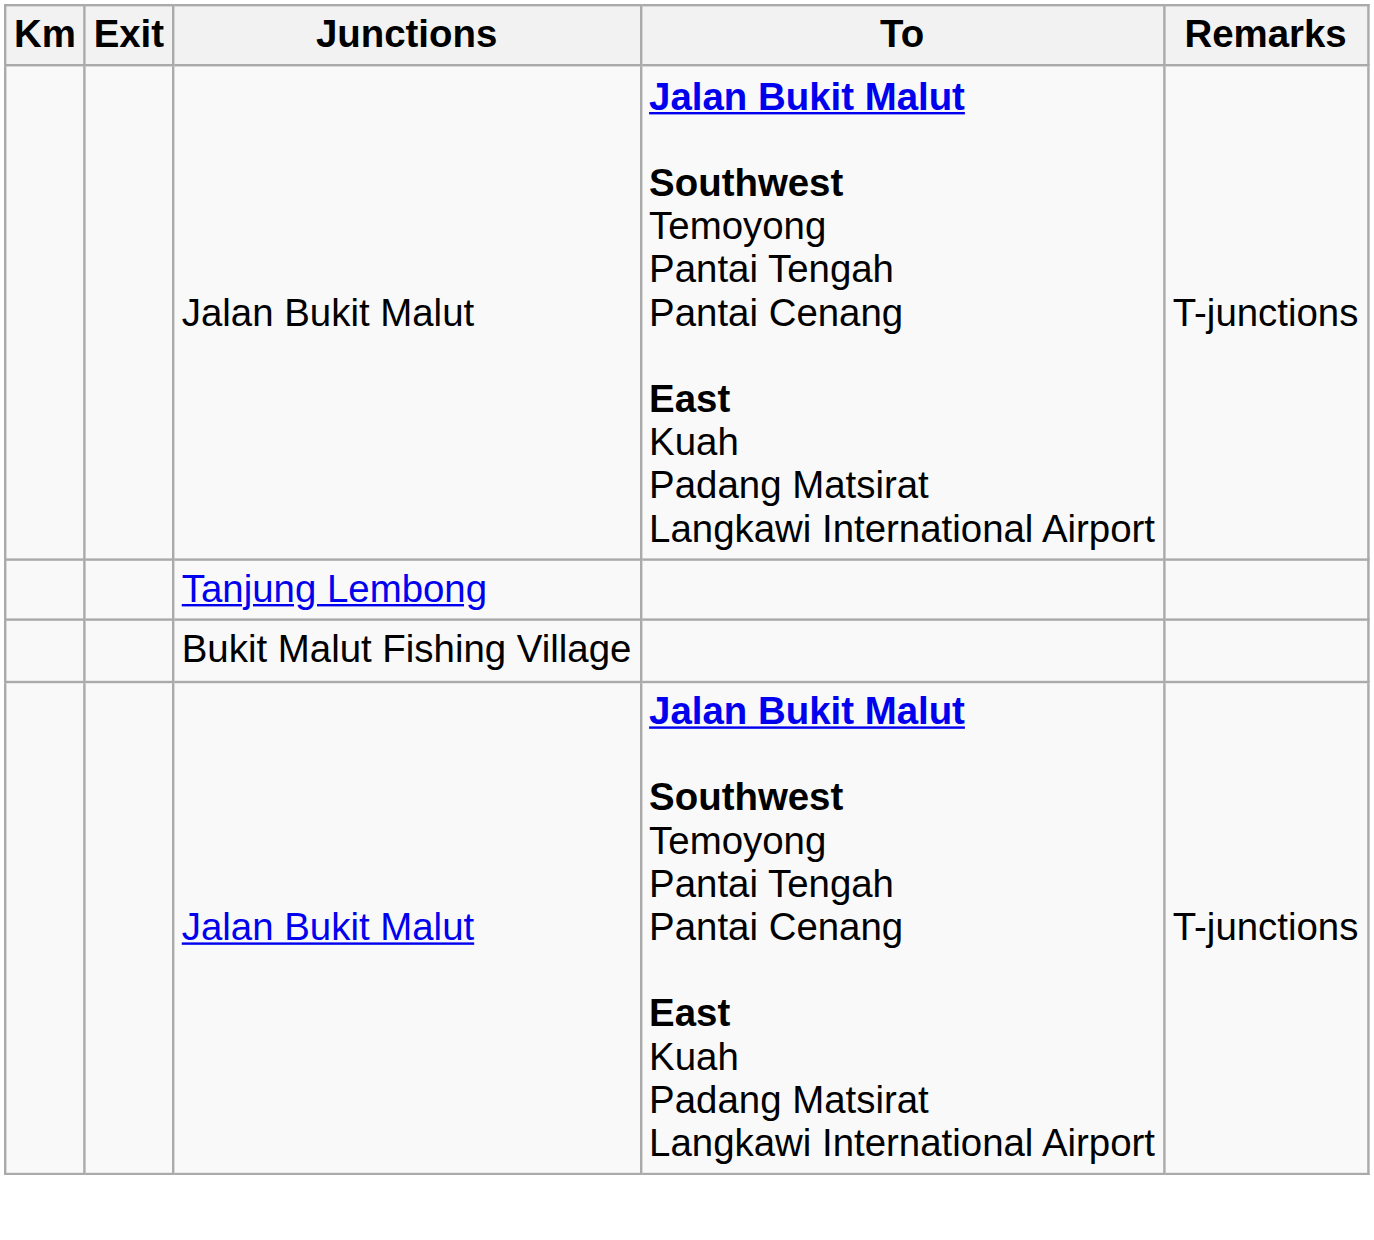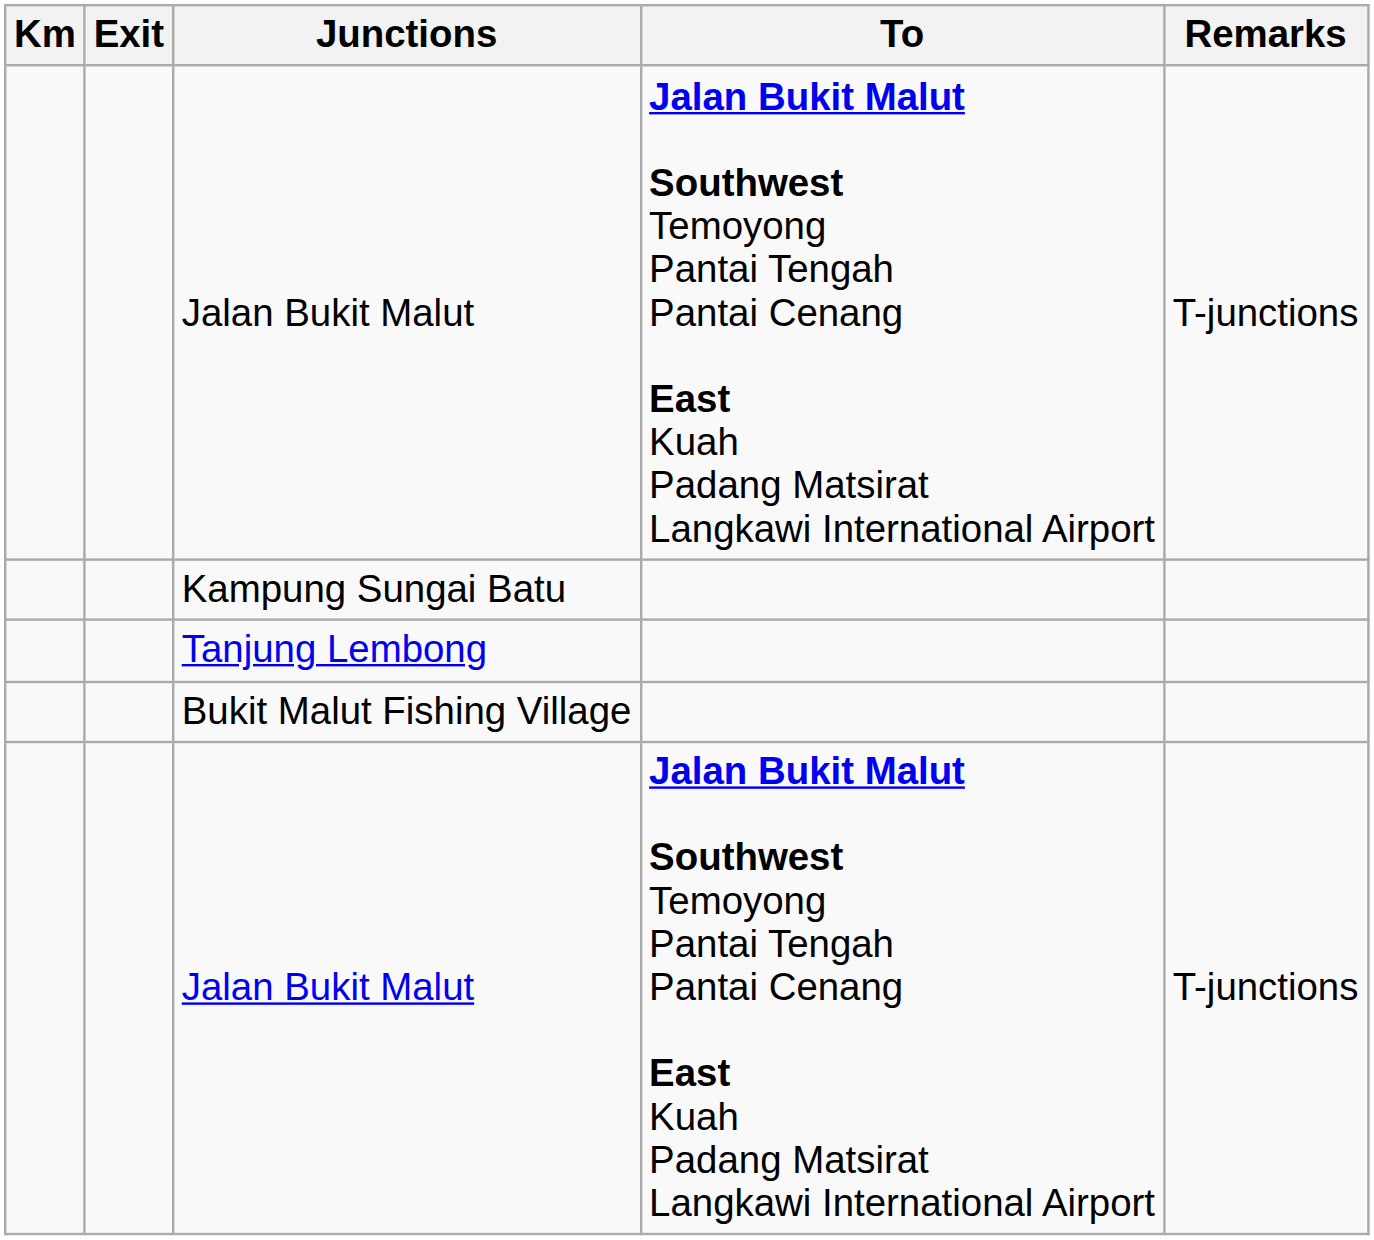+ row: (374, 588)
